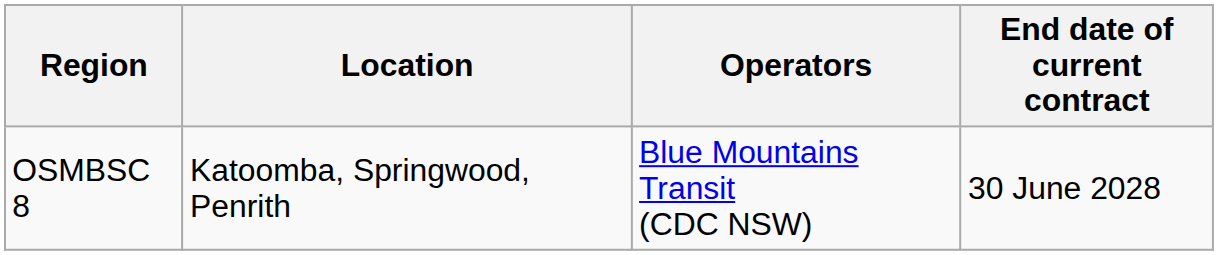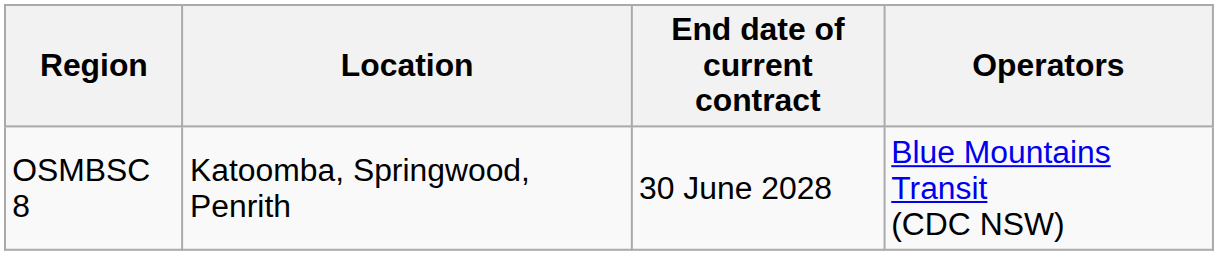columns swapped: (796, 65) <-> (1087, 65)
